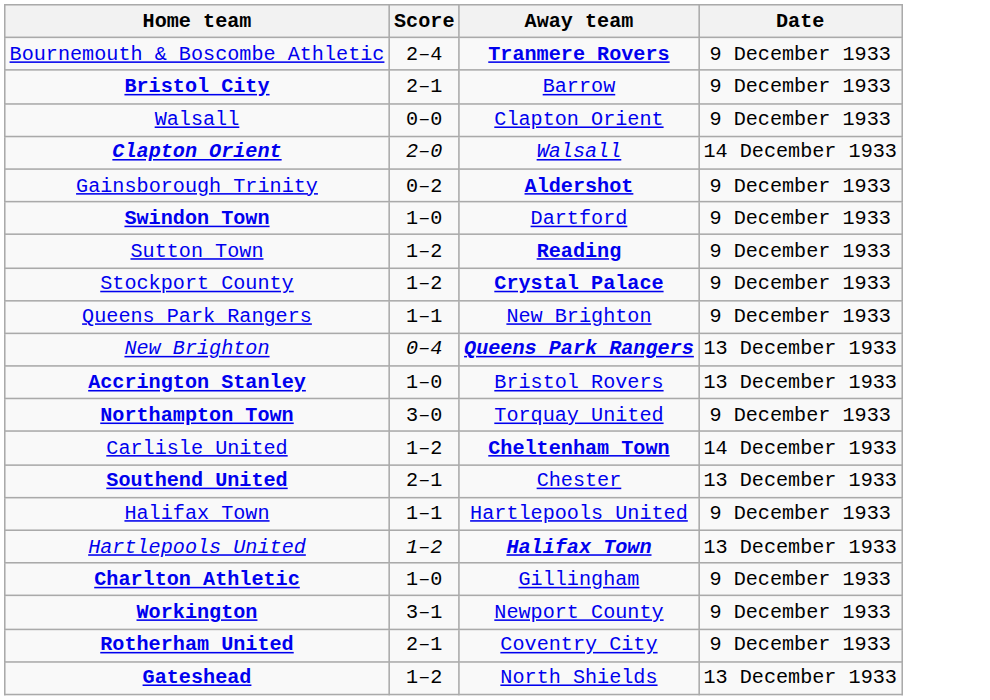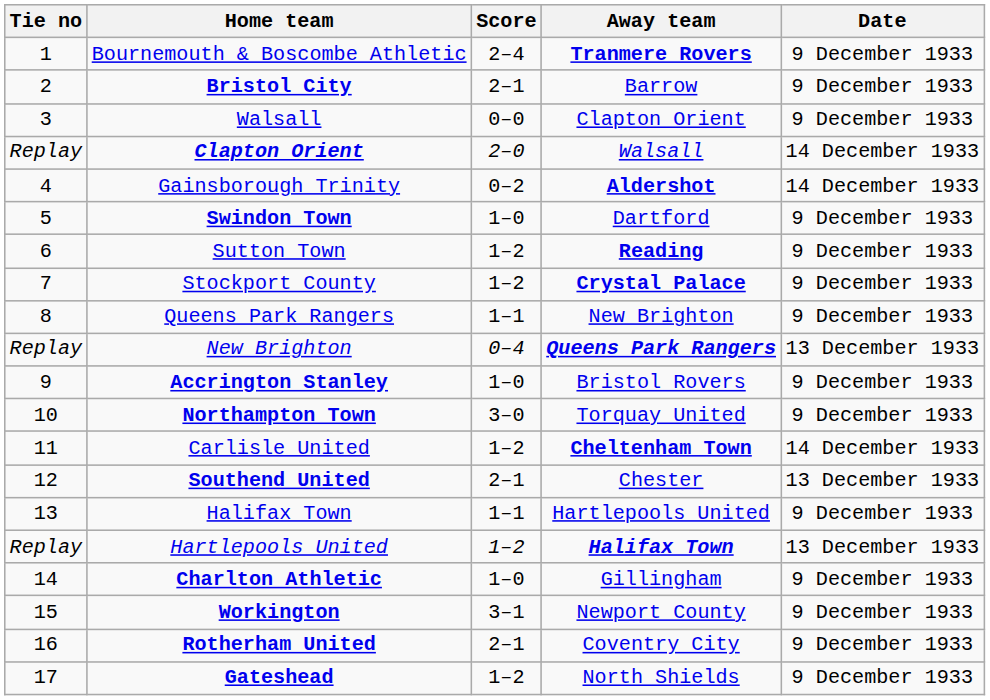+ column: (46, 21)
(800, 185) 9 December 1933 -> (882, 185) 14 December 1933
(800, 382) 13 December 1933 -> (882, 382) 9 December 1933
(800, 678) 13 December 1933 -> (882, 678) 9 December 1933
